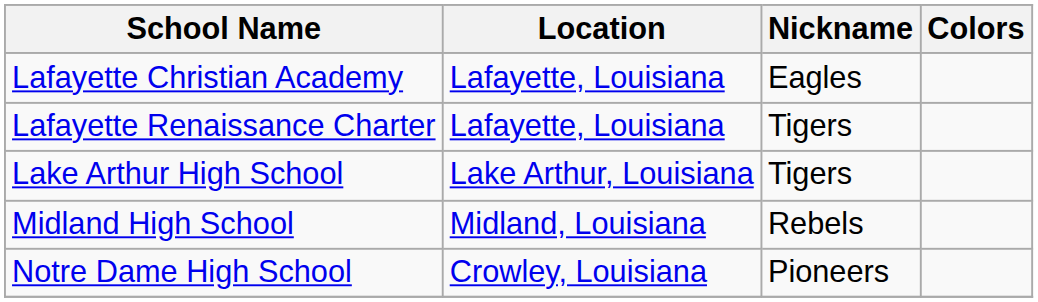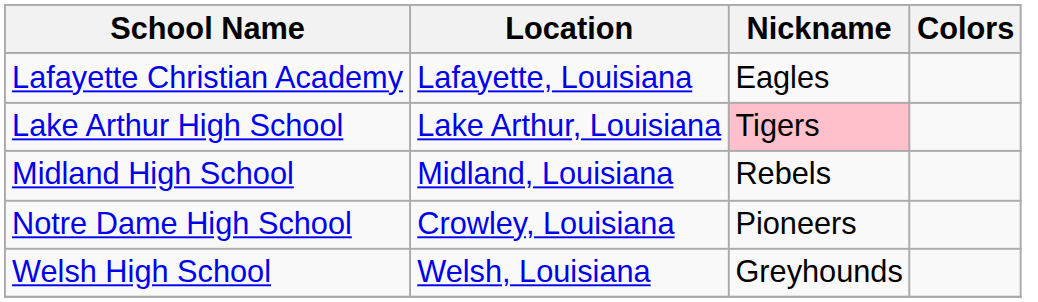- row: (224, 126)
(810, 175) no background -> (778, 126) pink background
+ row: (142, 272)
